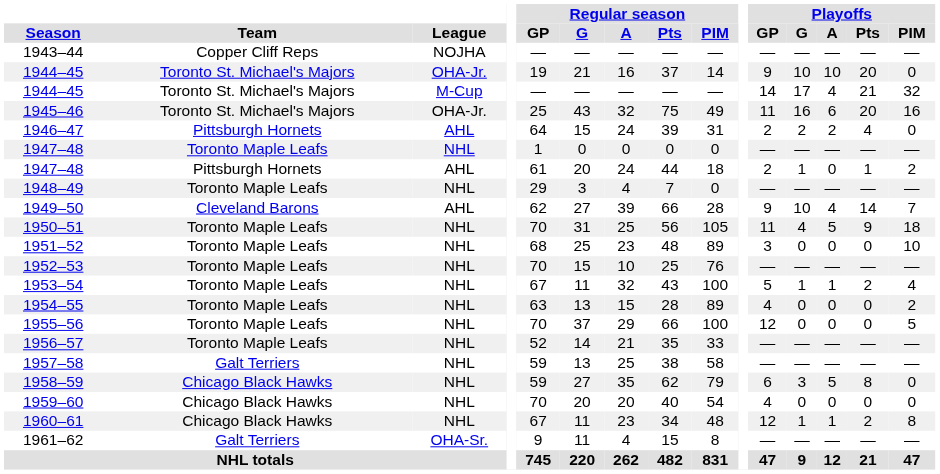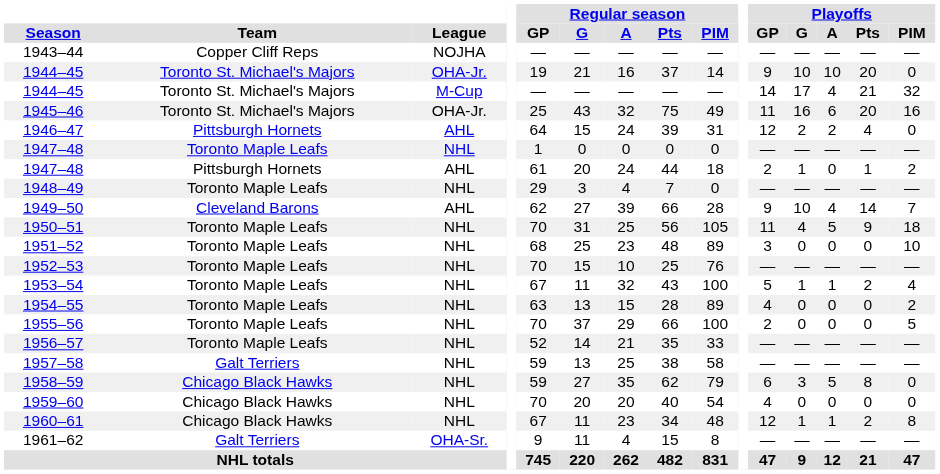(768, 130) 2 -> (768, 130) 12
(768, 324) 12 -> (768, 324) 2
